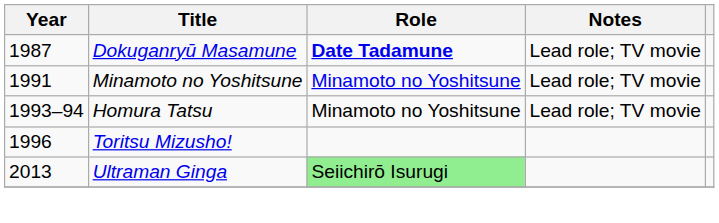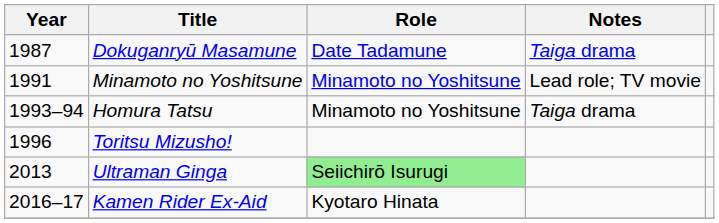(382, 50) bold -> (379, 50) normal
(615, 50) Lead role; TV movie -> (582, 50) Taiga drama
(615, 111) Lead role; TV movie -> (582, 111) Taiga drama
+ row: (180, 202)
